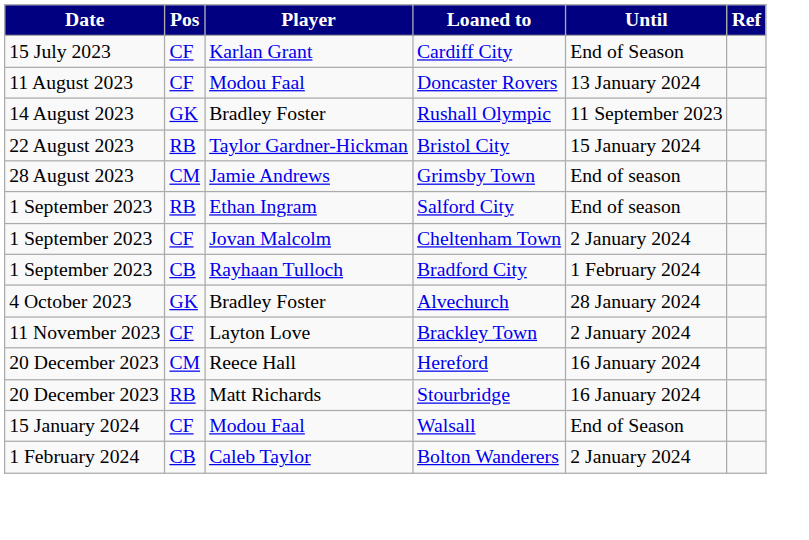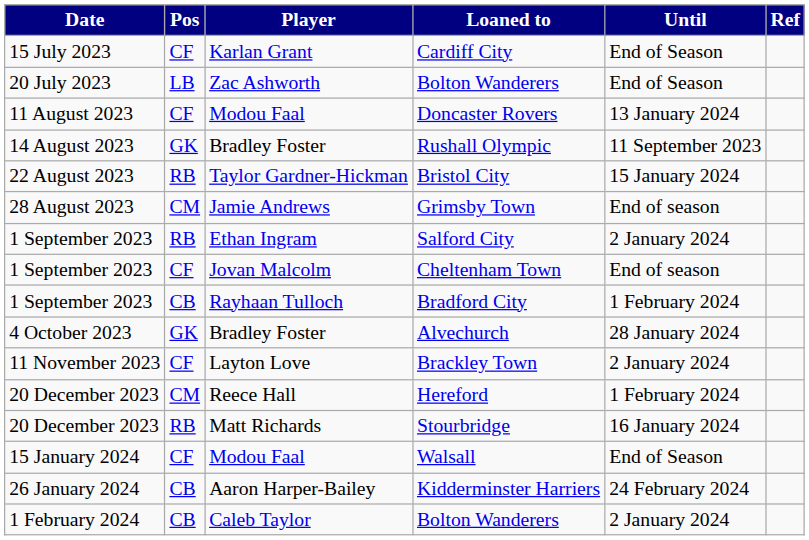+ row: (265, 82)
(625, 207) End of season -> (669, 238) 2 January 2024
(630, 238) 2 January 2024 -> (664, 269) End of season
(635, 363) 16 January 2024 -> (674, 394) 1 February 2024
+ row: (292, 488)
